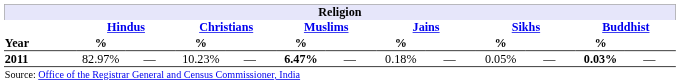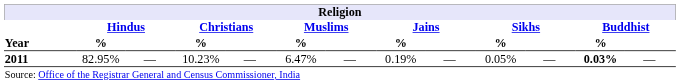(101, 58) 82.97% -> (101, 58) 82.95%
(301, 58) bold -> (301, 58) normal
(401, 58) 0.18% -> (401, 58) 0.19%
